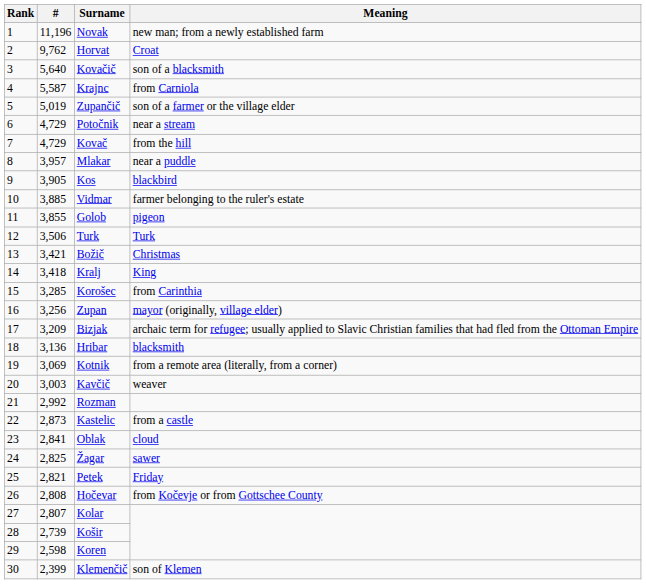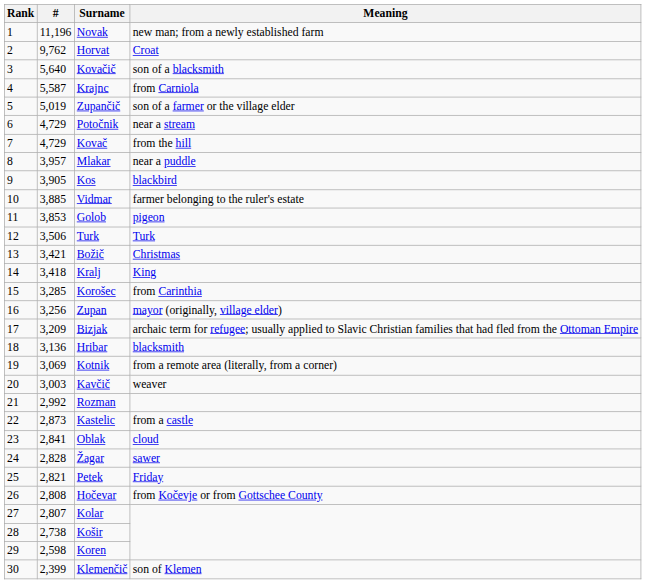(53, 217) 3,855 -> (53, 217) 3,853
(53, 458) 2,825 -> (53, 458) 2,828
(53, 532) 2,739 -> (53, 532) 2,738
